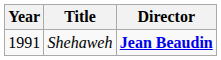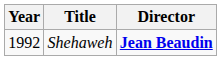(24, 42) 1991 -> (24, 42) 1992
